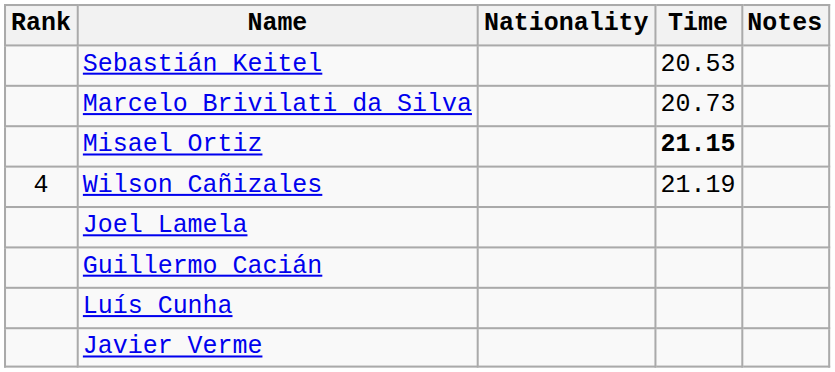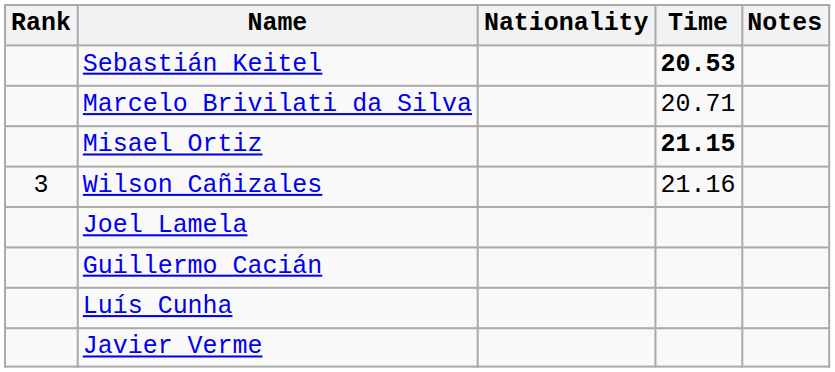(698, 66) normal -> (698, 66) bold
(698, 106) 20.73 -> (698, 106) 20.71
(41, 187) 4 -> (41, 187) 3
(698, 187) 21.19 -> (698, 187) 21.16
